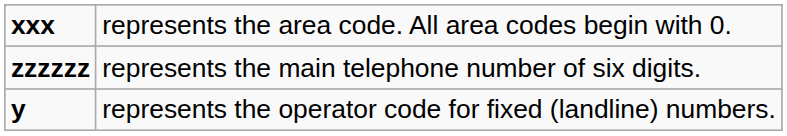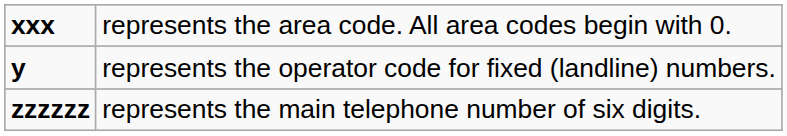rows swapped: (18, 109) <-> (51, 67)
